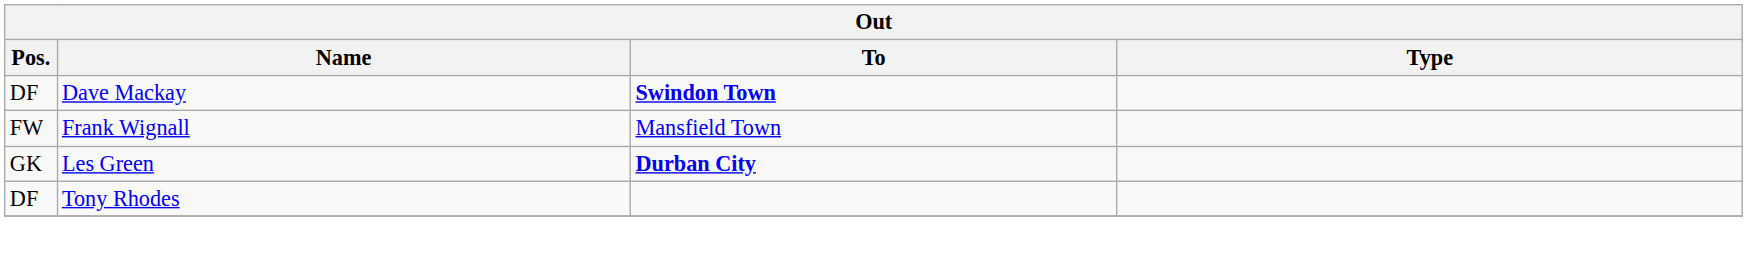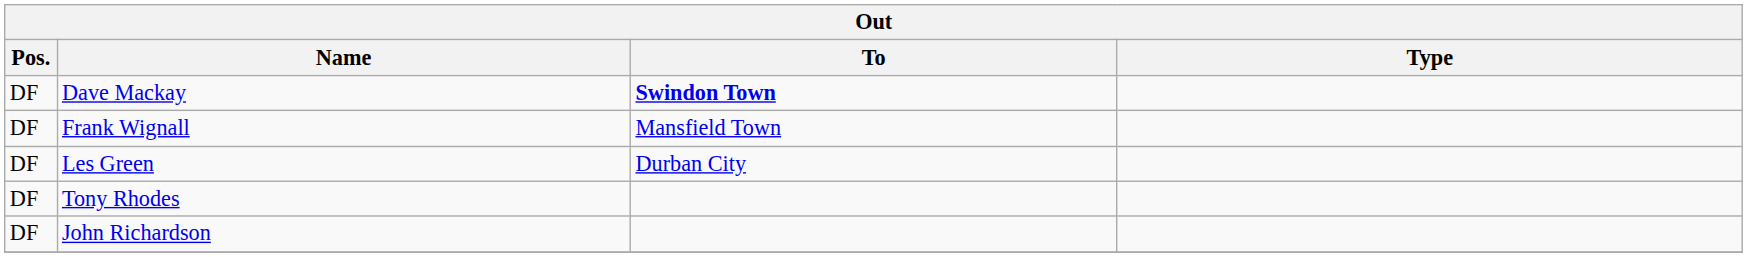(27, 127) FW -> (24, 127) DF
(26, 163) GK -> (24, 163) DF
(696, 163) bold -> (691, 163) normal
+ row: (136, 233)
